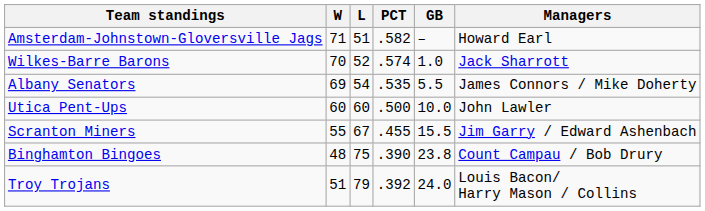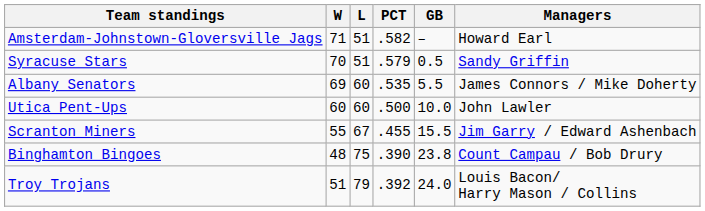+ row: (67, 62)
- row: (89, 62)
(362, 85) 54 -> (362, 85) 60
